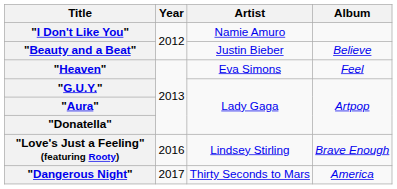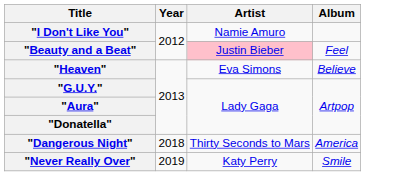(250, 50) no background -> (250, 50) pink background
(352, 50) Believe -> (337, 50) Feel
(352, 69) Feel -> (337, 69) Believe
- row: (80, 149)
(171, 175) 2017 -> (171, 143) 2018
+ row: (80, 161)
